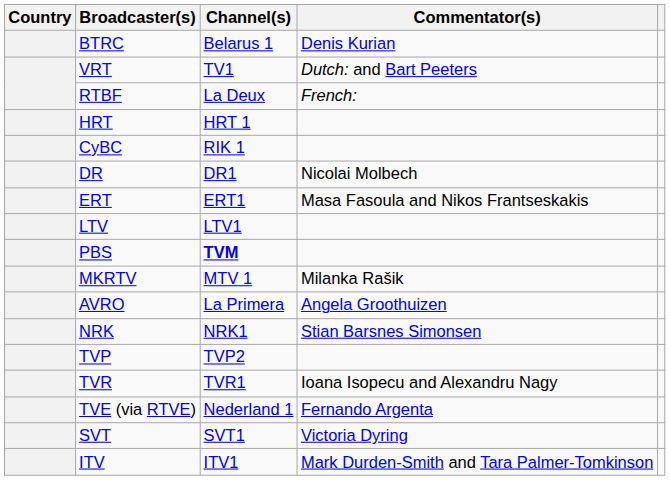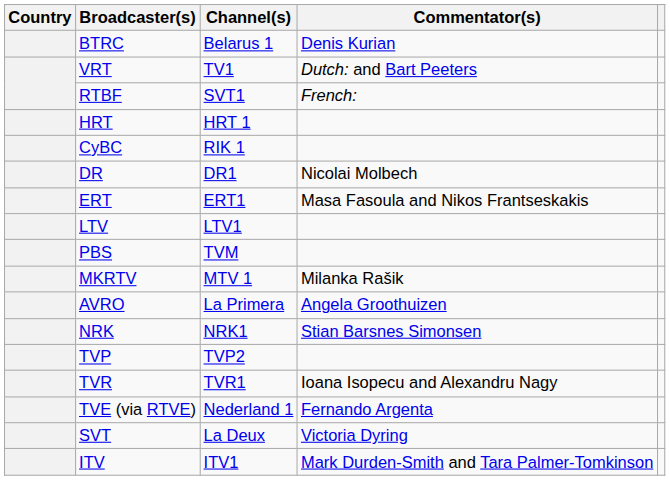(234, 95) La Deux -> (224, 95) SVT1
(221, 252) bold -> (221, 252) normal
(224, 435) SVT1 -> (234, 435) La Deux
